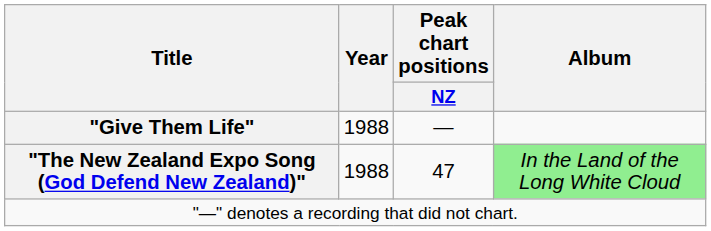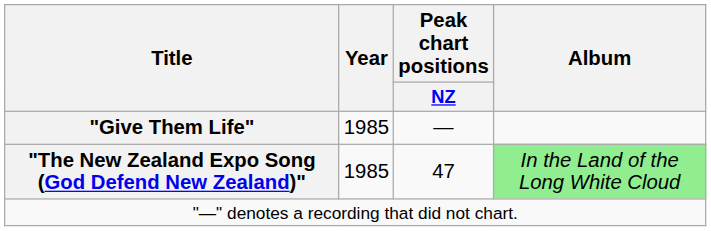(366, 127) 1988 -> (366, 127) 1985
(366, 171) 1988 -> (366, 171) 1985
